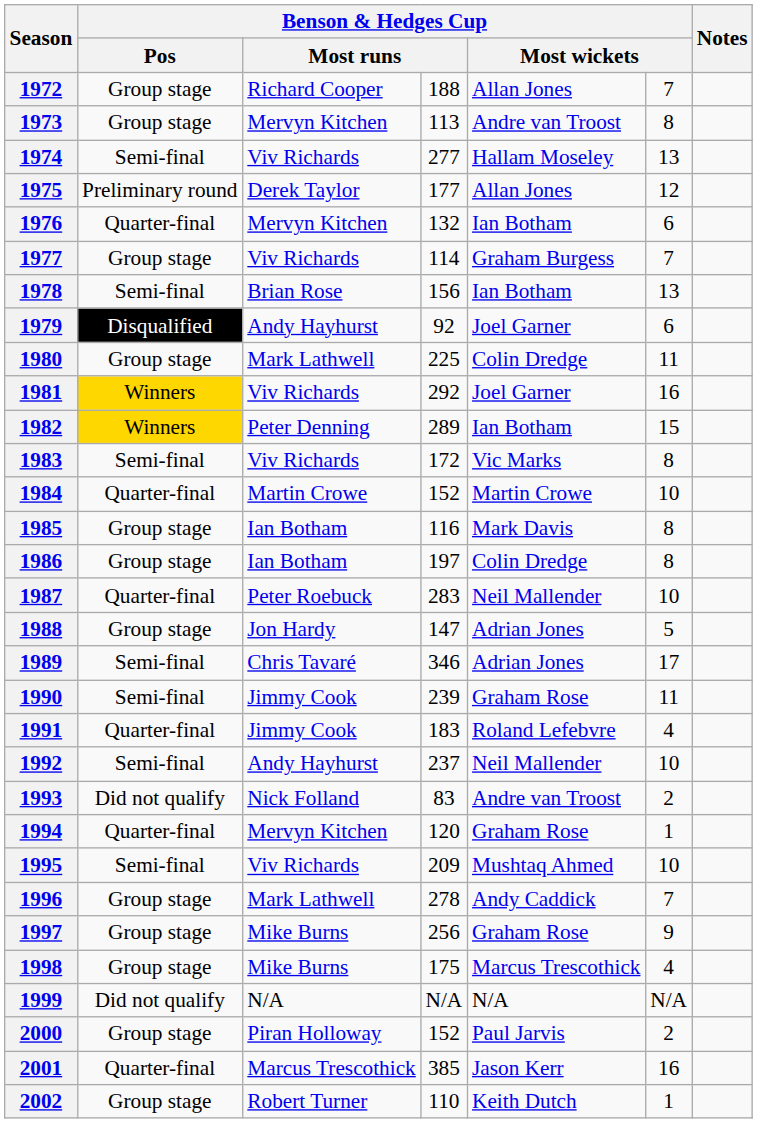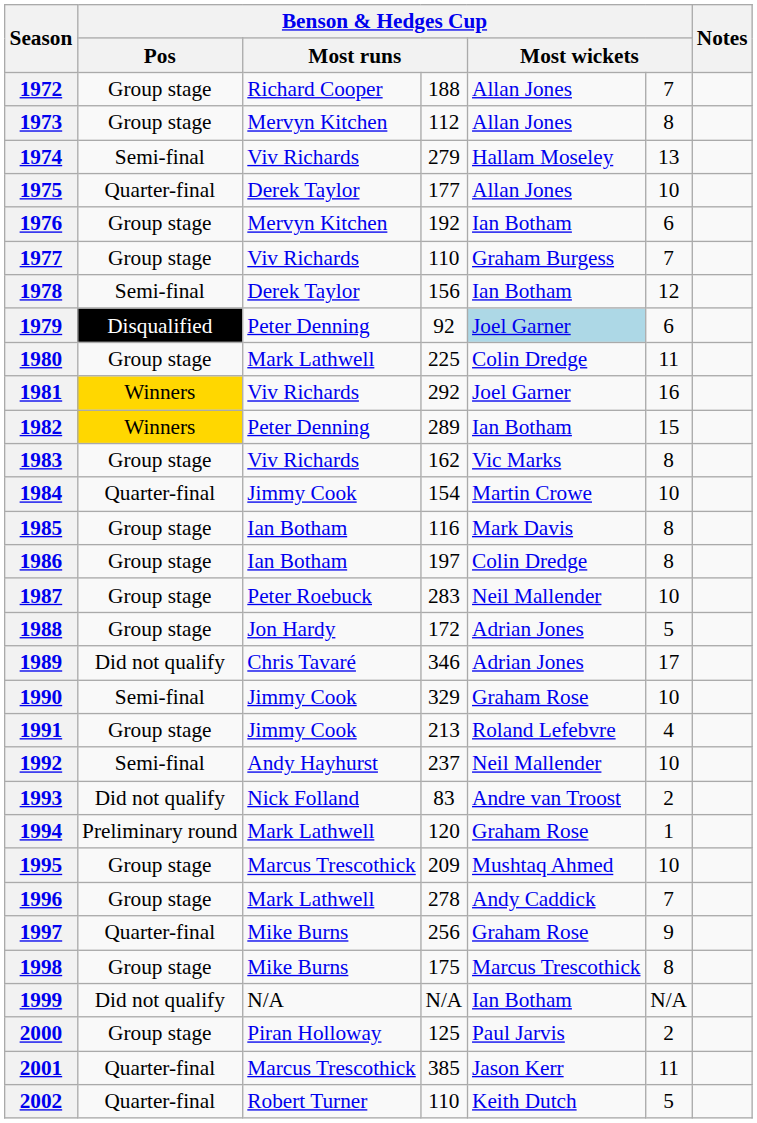(444, 122) 113 -> (444, 122) 112
(547, 122) Andre van Troost -> (522, 122) Allan Jones
(444, 156) 277 -> (444, 156) 279
(160, 190) Preliminary round -> (160, 190) Quarter-final
(669, 190) 12 -> (669, 190) 10
(160, 223) Quarter-final -> (160, 223) Group stage
(444, 223) 132 -> (444, 223) 192
(444, 257) 114 -> (444, 257) 110
(295, 291) Brian Rose -> (303, 291) Derek Taylor
(669, 291) 13 -> (669, 291) 12
(313, 325) Andy Hayhurst -> (308, 325) Peter Denning
(521, 325) no background -> (521, 325) lightblue background
(160, 460) Semi-final -> (160, 460) Group stage
(444, 460) 172 -> (444, 460) 162
(307, 493) Martin Crowe -> (302, 493) Jimmy Cook
(444, 493) 152 -> (444, 493) 154
(160, 595) Quarter-final -> (160, 595) Group stage
(444, 628) 147 -> (444, 628) 172
(160, 662) Semi-final -> (160, 662) Did not qualify
(444, 696) 239 -> (444, 696) 329
(669, 696) 11 -> (669, 696) 10
(160, 730) Quarter-final -> (160, 730) Group stage
(444, 730) 183 -> (444, 730) 213
(160, 831) Quarter-final -> (160, 831) Preliminary round
(317, 831) Mervyn Kitchen -> (311, 831) Mark Lathwell
(160, 865) Semi-final -> (160, 865) Group stage
(303, 865) Viv Richards -> (332, 865) Marcus Trescothick
(160, 932) Group stage -> (160, 932) Quarter-final
(669, 966) 4 -> (669, 966) 8
(490, 1000) N/A -> (522, 1000) Ian Botham
(444, 1033) 152 -> (444, 1033) 125
(669, 1067) 16 -> (669, 1067) 11
(160, 1101) Group stage -> (160, 1101) Quarter-final
(669, 1101) 1 -> (669, 1101) 5
